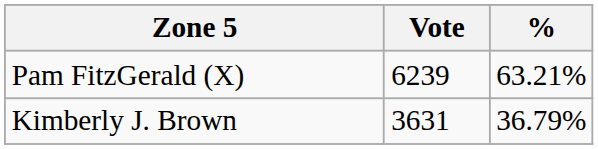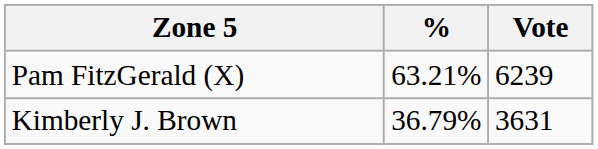columns swapped: (437, 27) <-> (541, 27)
